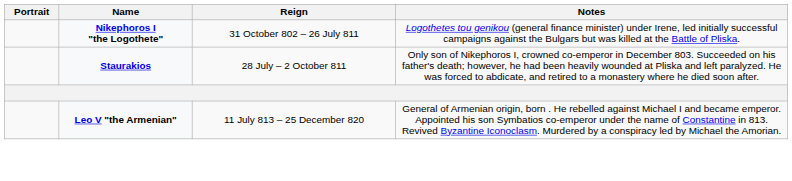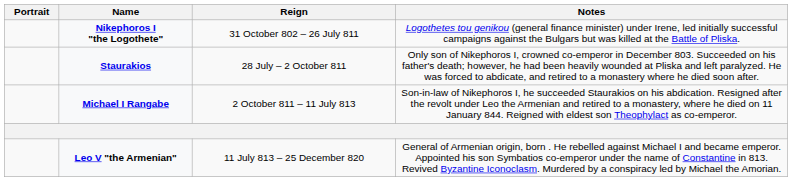+ row: (126, 104)
